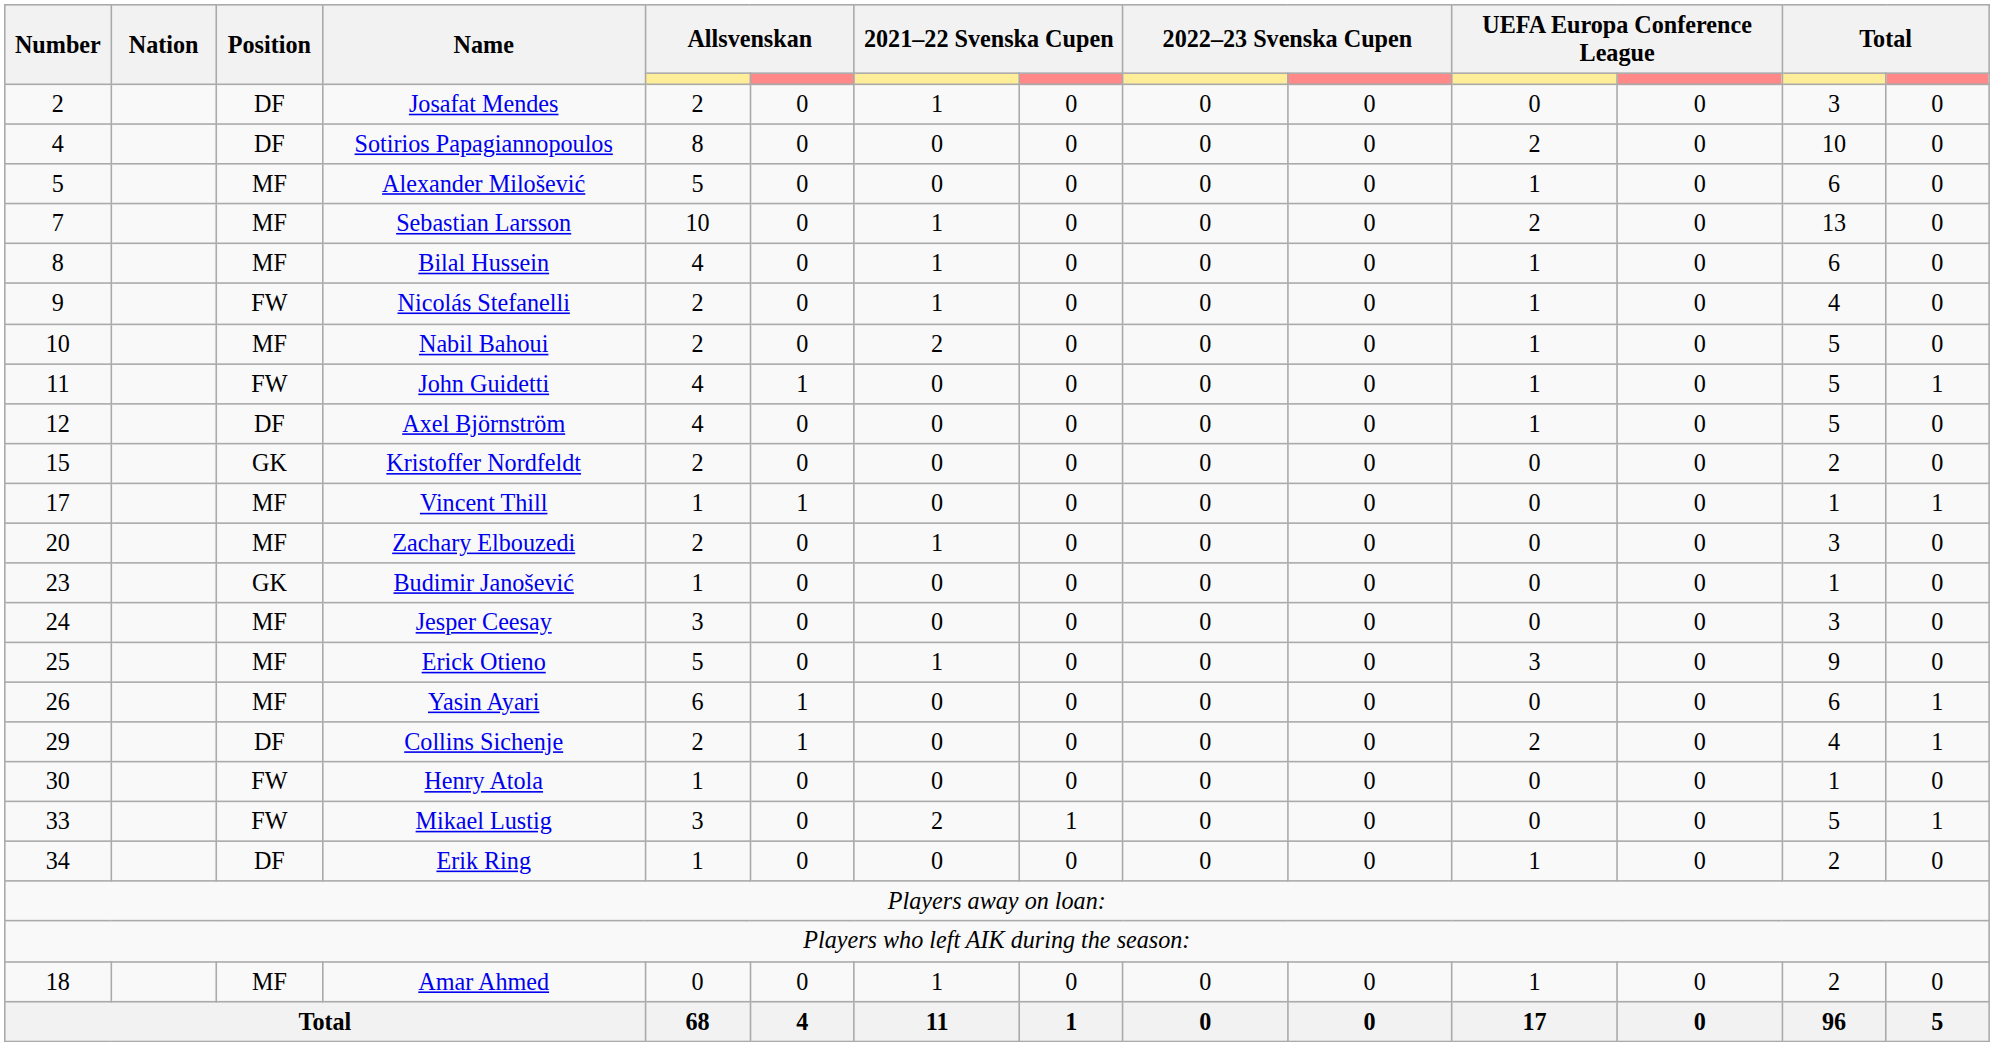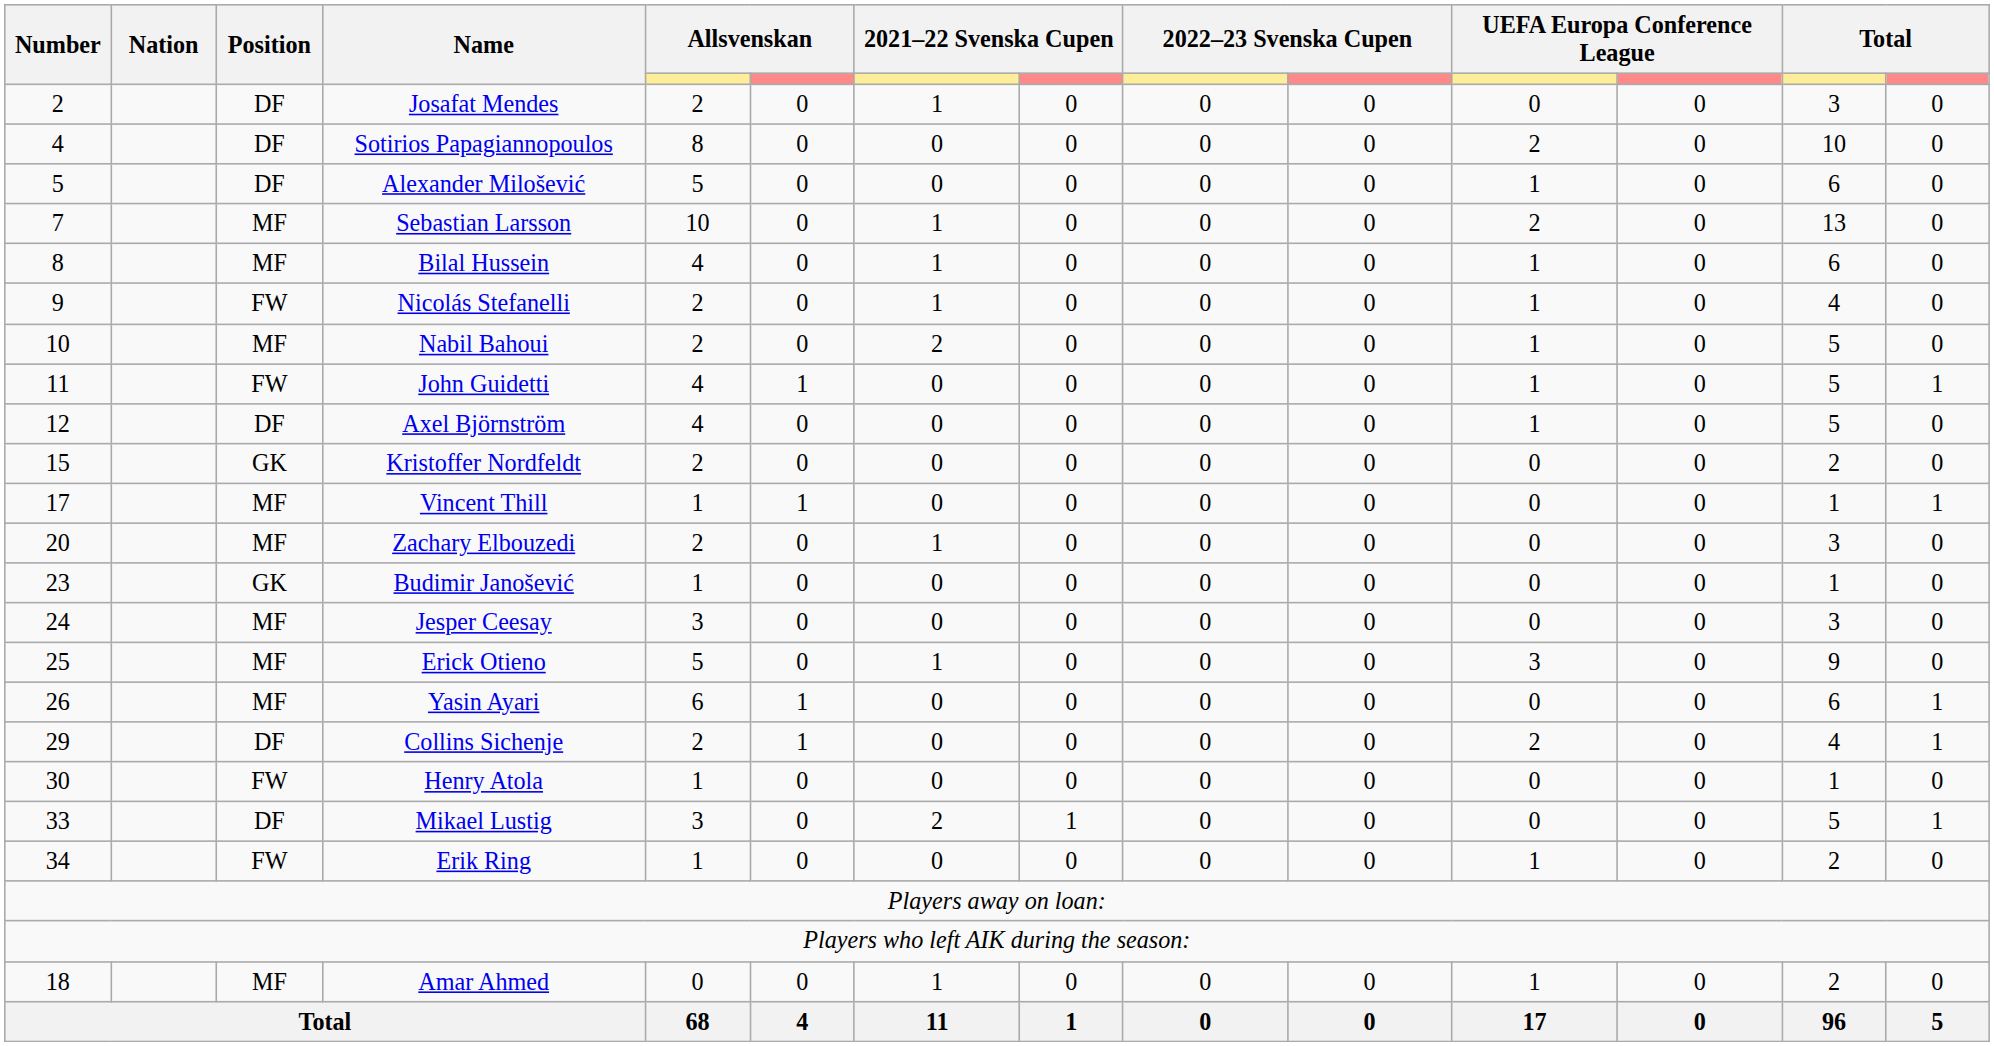(269, 184) MF -> (269, 184) DF
(269, 821) FW -> (269, 821) DF
(269, 861) DF -> (269, 861) FW
